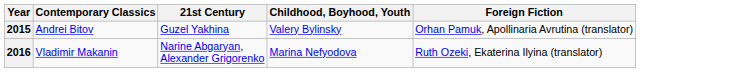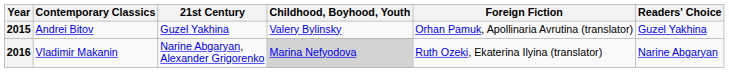+ column: (680, 13)
(313, 53) no background -> (313, 53) lightgrey background
